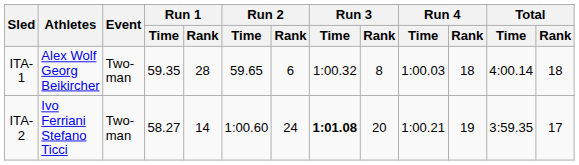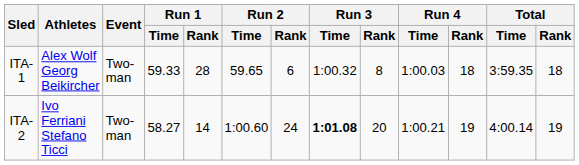(164, 71) 59.35 -> (164, 71) 59.33
(511, 71) 4:00.14 -> (511, 71) 3:59.35
(511, 128) 3:59.35 -> (511, 128) 4:00.14
(555, 128) 17 -> (555, 128) 19
